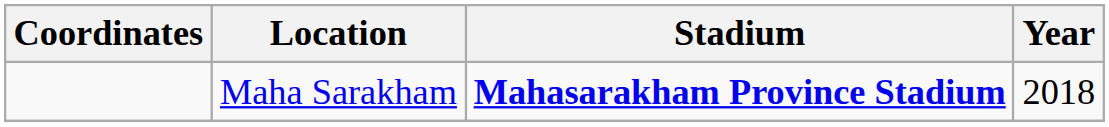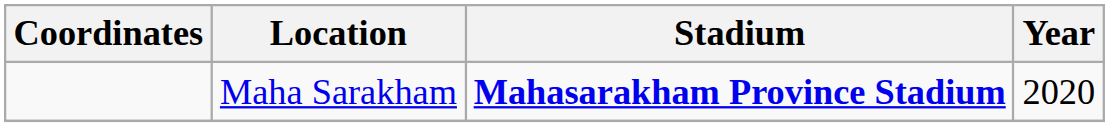(1059, 90) 2018 -> (1059, 90) 2020
